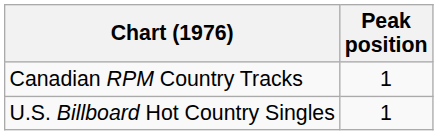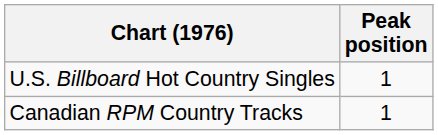rows swapped: (172, 112) <-> (156, 79)
